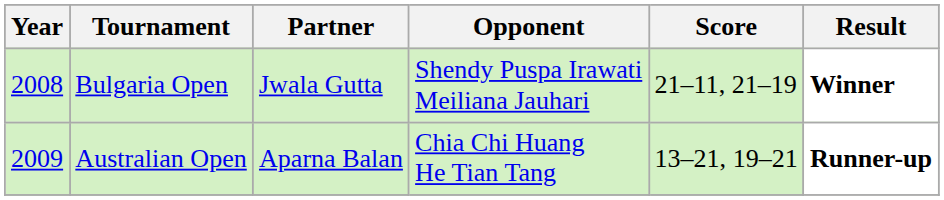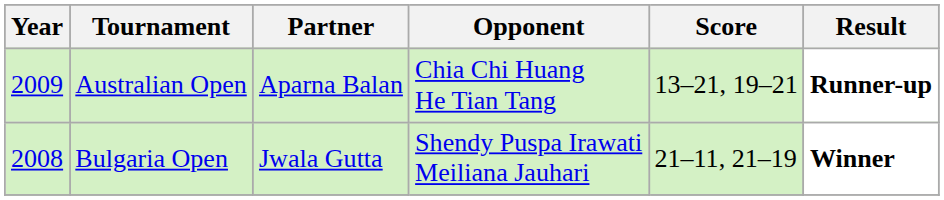rows swapped: (152, 84) <-> (161, 158)
